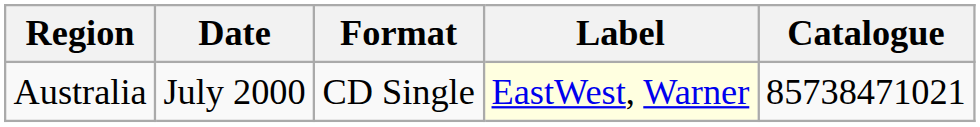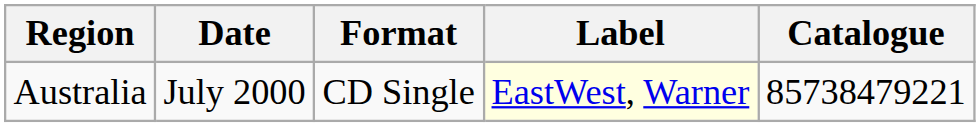(866, 90) 85738471021 -> (866, 90) 85738479221
